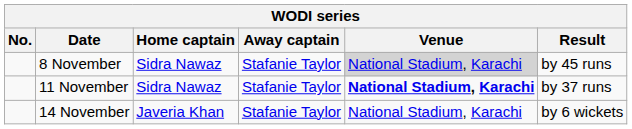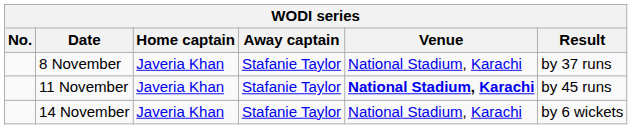(179, 64) Sidra Nawaz -> (180, 64) Javeria Khan
(435, 64) lightgrey background -> (435, 64) no background
(576, 64) by 45 runs -> (576, 64) by 37 runs
(179, 87) Sidra Nawaz -> (180, 87) Javeria Khan
(576, 87) by 37 runs -> (576, 87) by 45 runs
